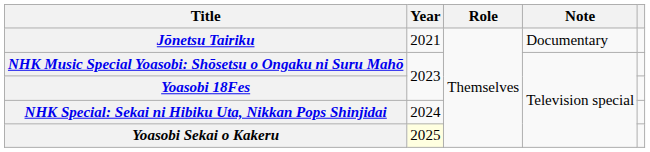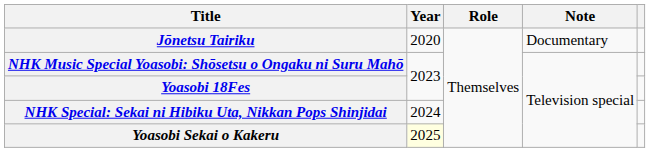(425, 40) 2021 -> (425, 40) 2020
